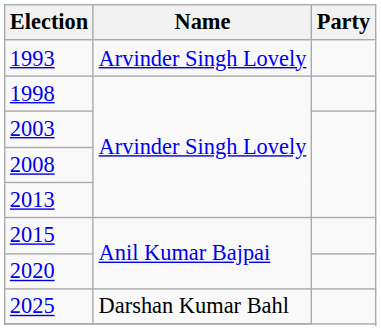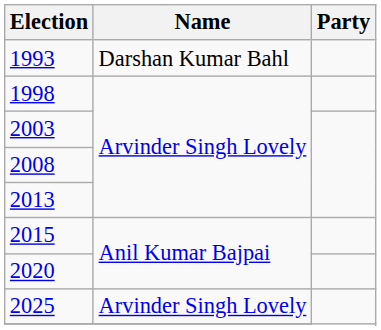(202, 57) Arvinder Singh Lovely -> (194, 57) Darshan Kumar Bahl
(194, 306) Darshan Kumar Bahl -> (202, 306) Arvinder Singh Lovely
